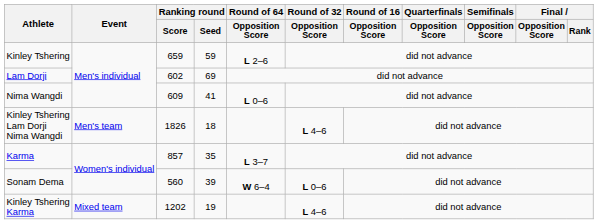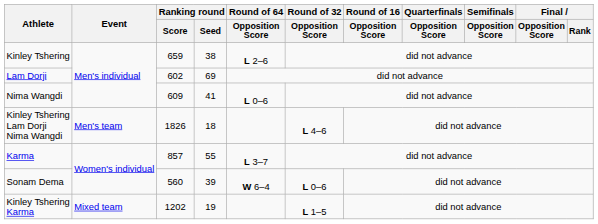(210, 56) 59 -> (210, 56) 38
(210, 157) 35 -> (210, 157) 55
(315, 212) L 4–6 -> (315, 212) L 1–5
